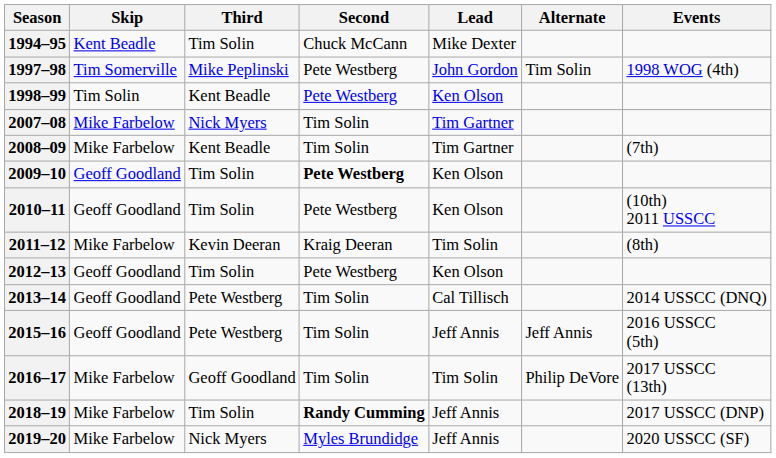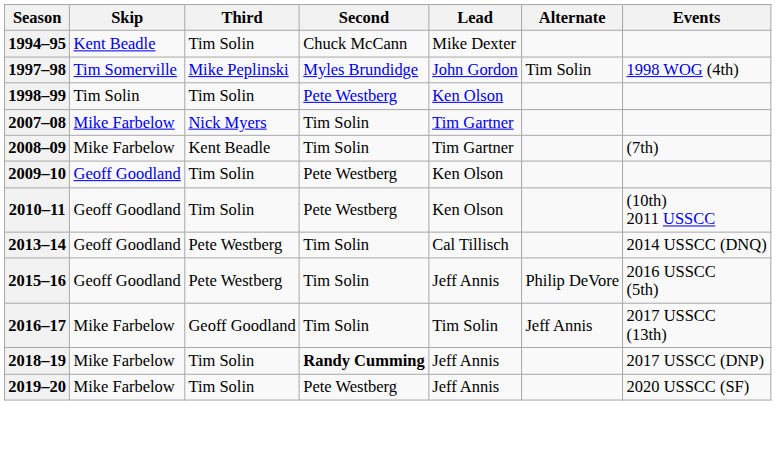(350, 69) Pete Westberg -> (361, 69) Myles Brundidge
(229, 95) Kent Beadle -> (221, 95) Tim Solin
(354, 174) bold -> (350, 174) normal
- row: (37, 245)
- row: (37, 271)
(559, 332) Jeff Annis -> (572, 280) Philip DeVore
(572, 377) Philip DeVore -> (559, 325) Jeff Annis
(228, 439) Nick Myers -> (221, 386) Tim Solin
(361, 439) Myles Brundidge -> (350, 386) Pete Westberg
